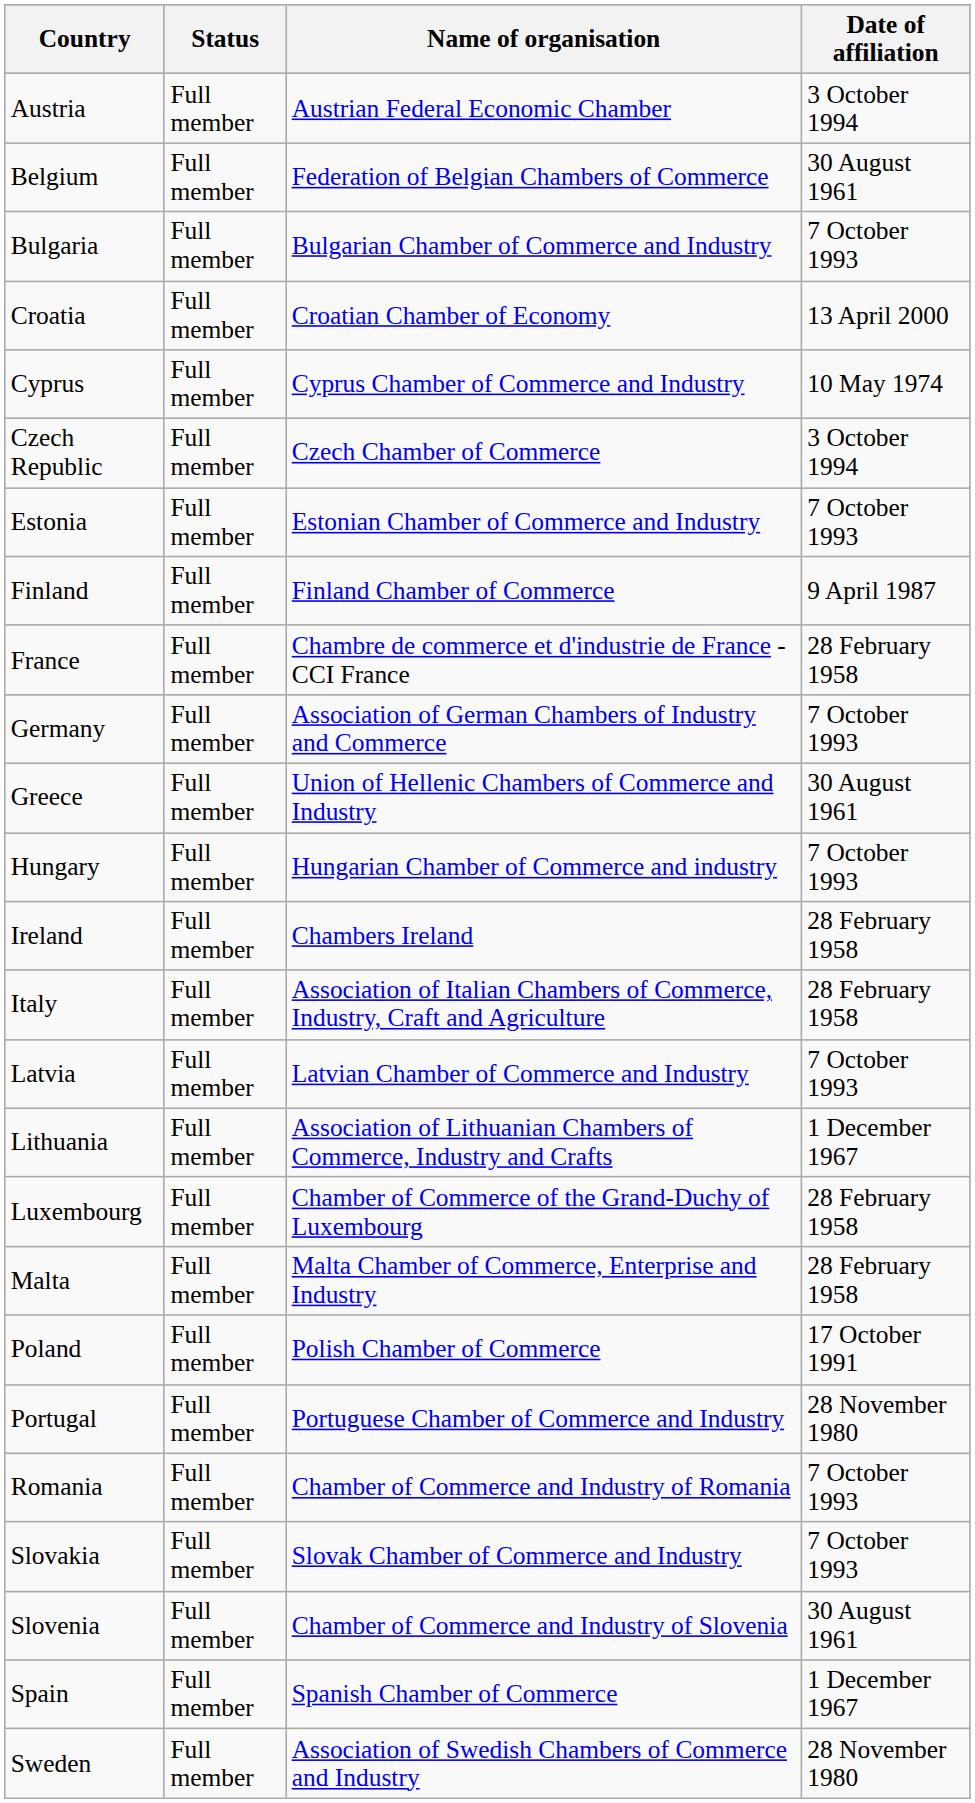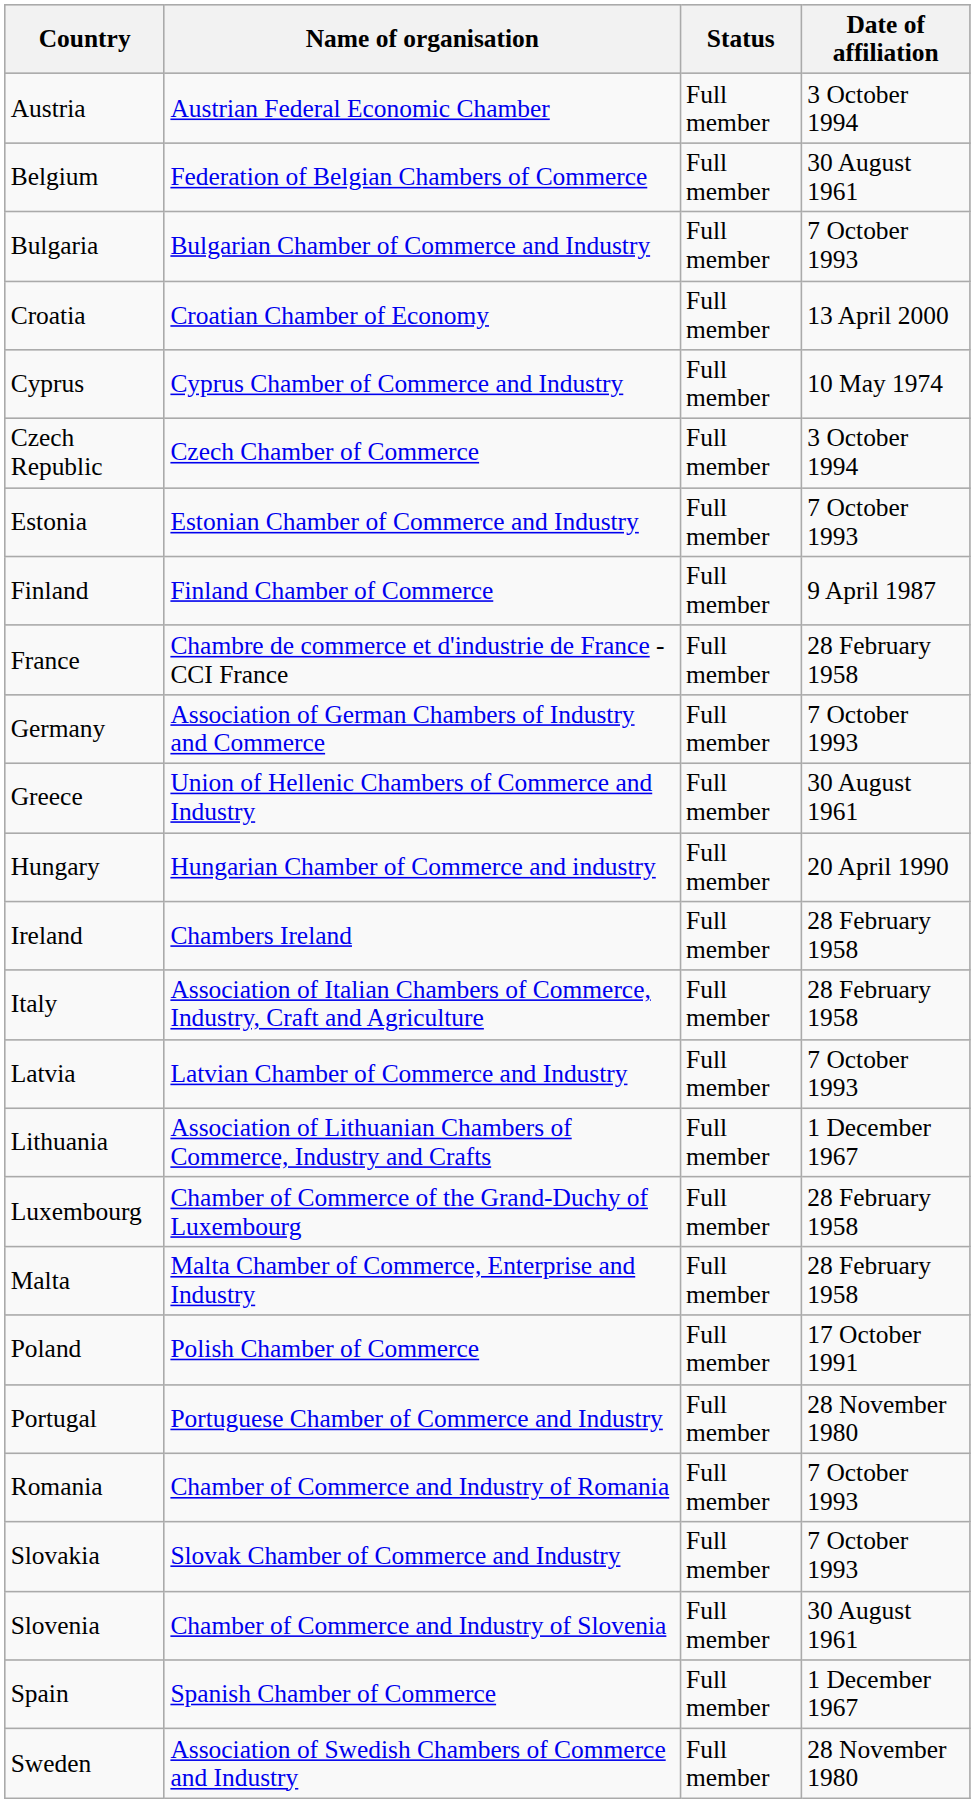columns swapped: (544, 38) <-> (225, 38)
(858, 866) 7 October 1993 -> (878, 866) 20 April 1990
